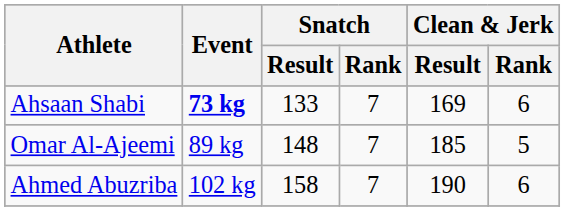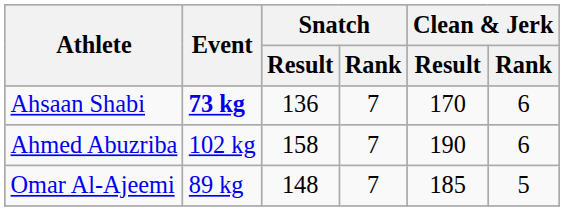(300, 105) 133 -> (300, 105) 136
(448, 105) 169 -> (448, 105) 170
rows swapped: (93, 145) <-> (94, 185)
